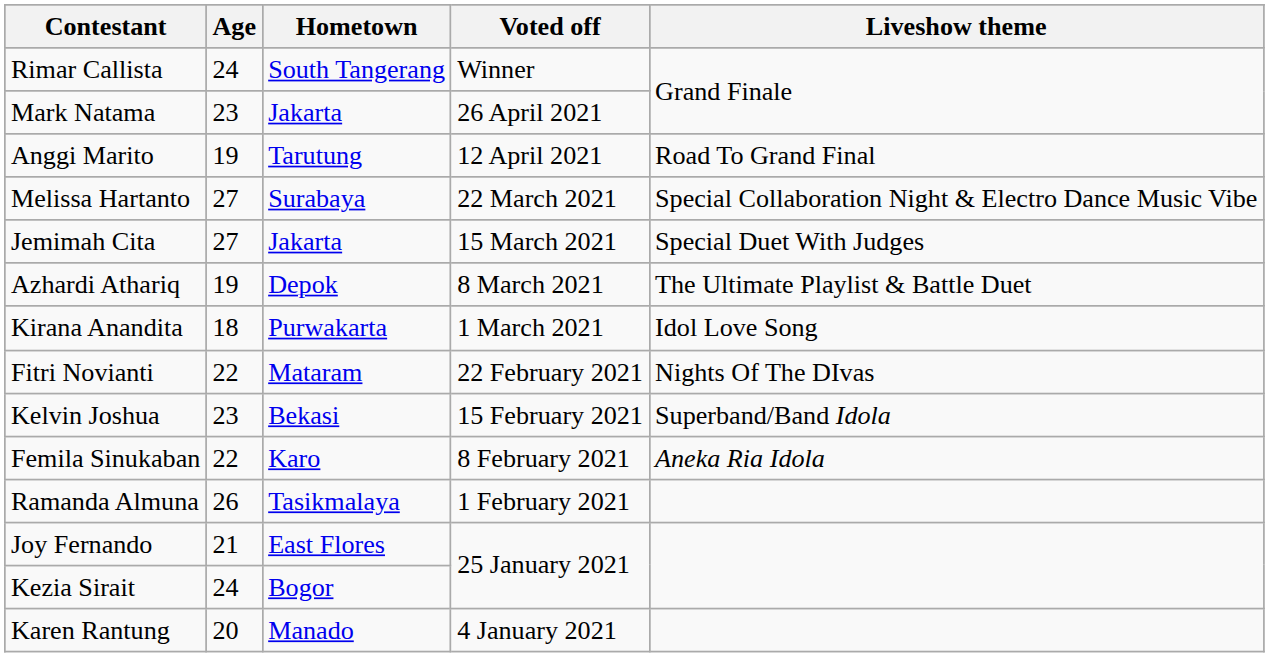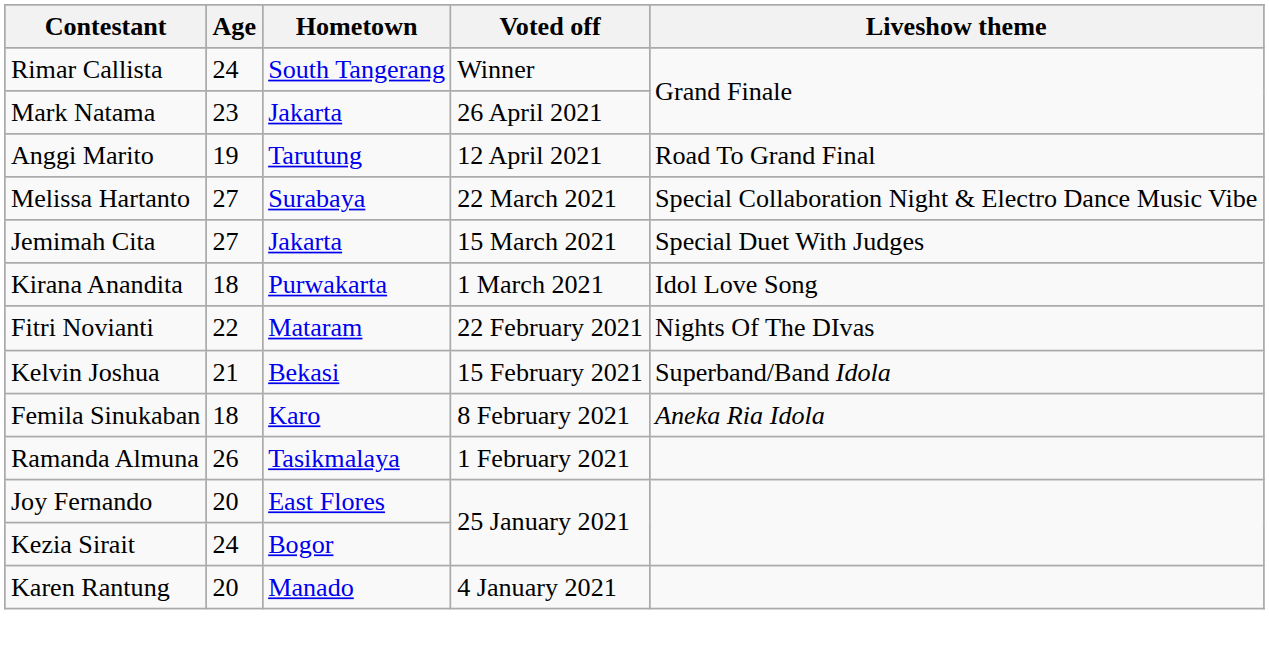- row: (95, 284)
(226, 414) 23 -> (226, 371) 21
(226, 457) 22 -> (226, 414) 18
(226, 543) 21 -> (226, 500) 20
